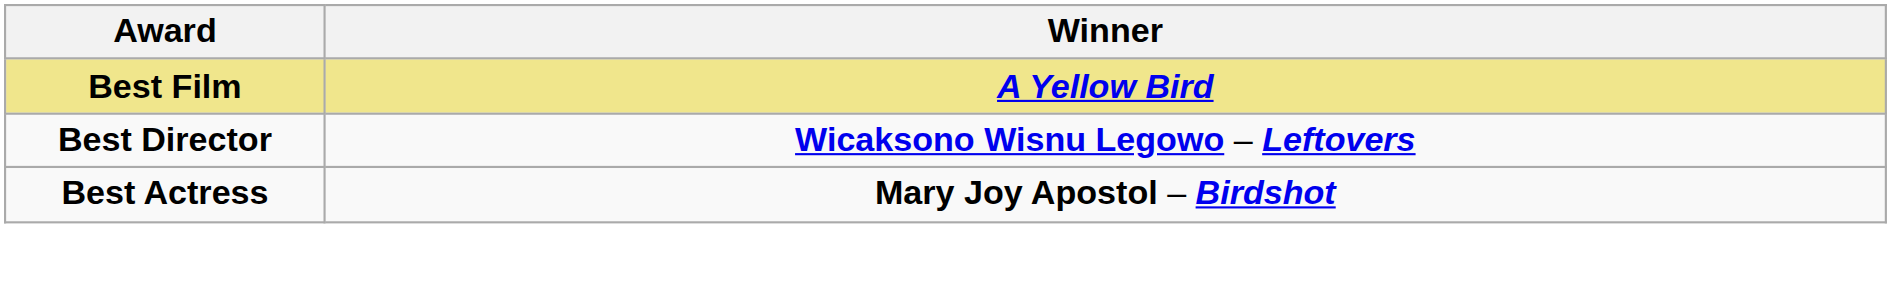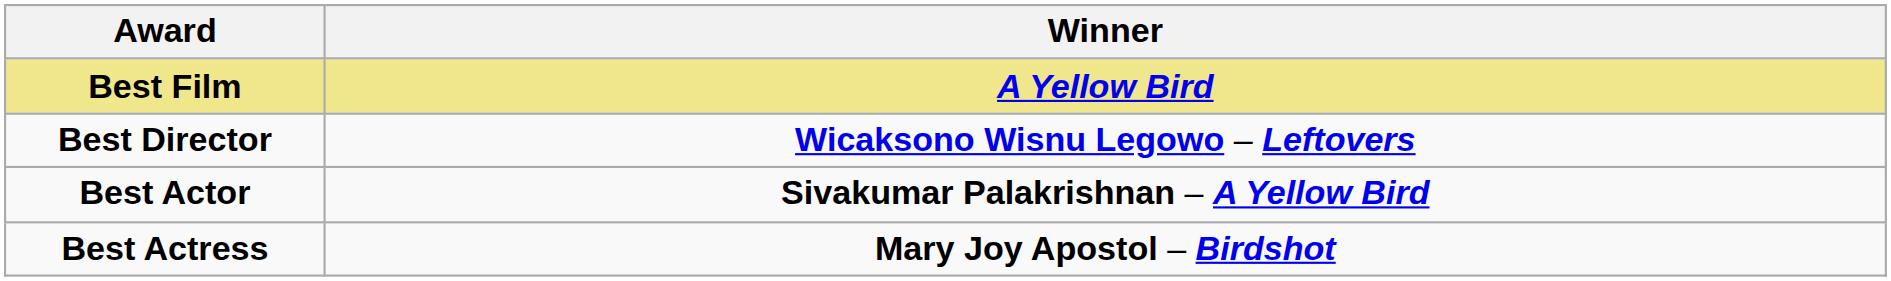+ row: (165, 193)
